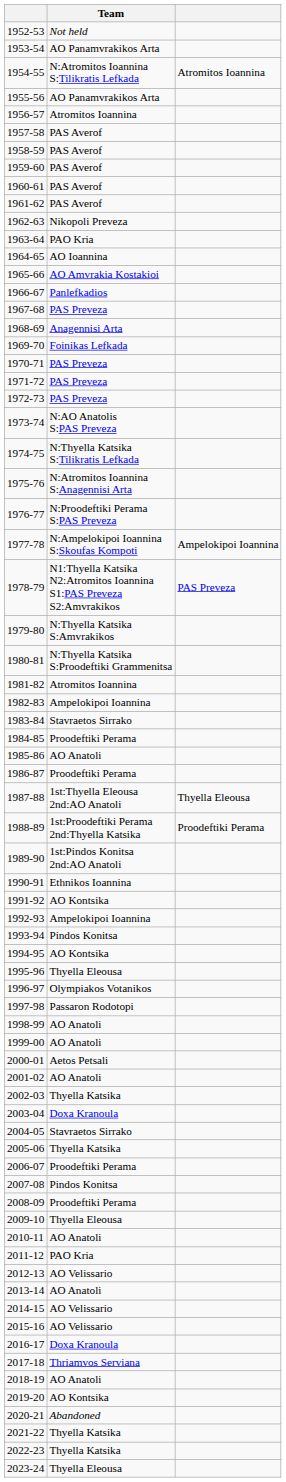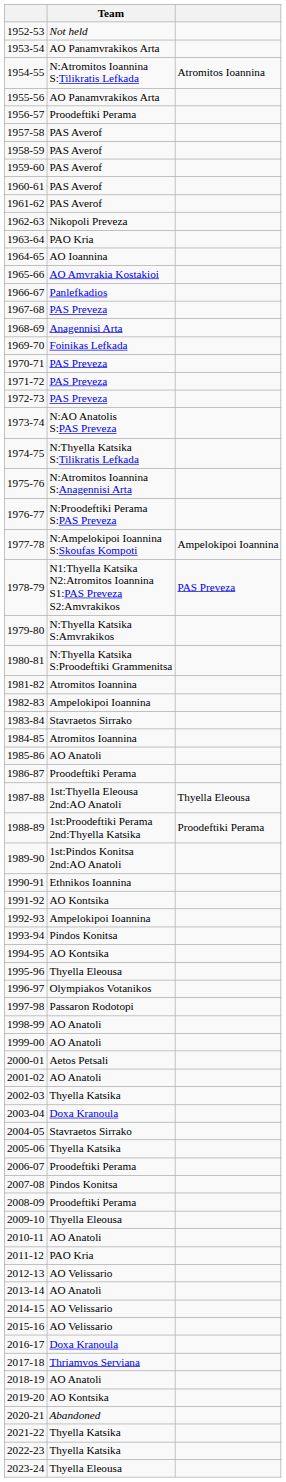(93, 114) Atromitos Ioannina -> (93, 114) Proodeftiki Perama
(93, 738) Proodeftiki Perama -> (93, 738) Atromitos Ioannina
